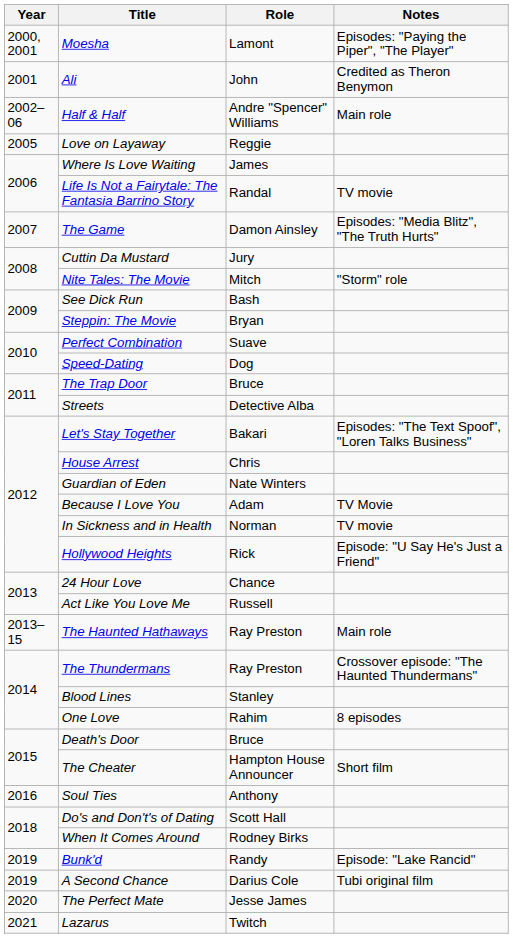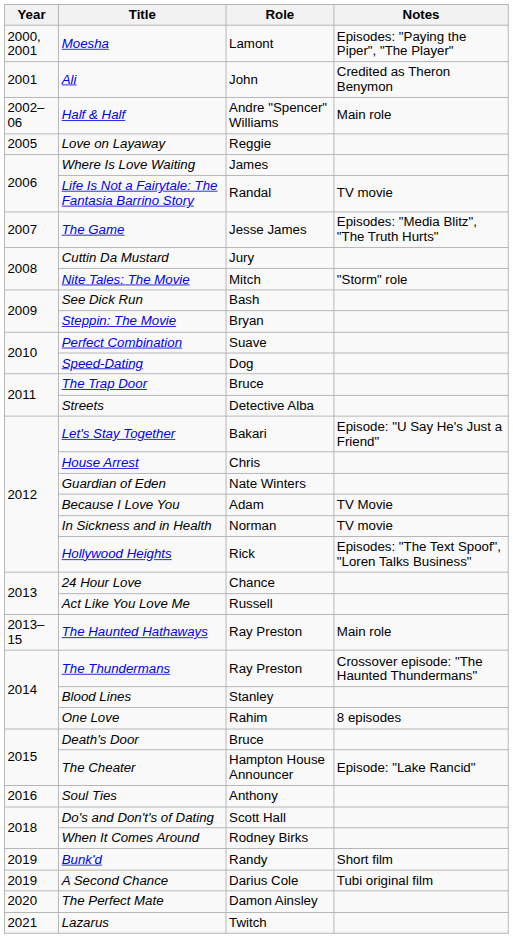(273, 229) Damon Ainsley -> (268, 229) Jesse James
(419, 434) Episodes: "The Text Spoof", "Loren Talks Business" -> (419, 434) Episode: "U Say He's Just a Friend"
(419, 554) Episode: "U Say He's Just a Friend" -> (419, 554) Episodes: "The Text Spoof", "Loren Talks Business"
(365, 767) Short film -> (406, 767) Episode: "Lake Rancid"
(406, 859) Episode: "Lake Rancid" -> (365, 859) Short film
(268, 901) Jesse James -> (273, 901) Damon Ainsley
